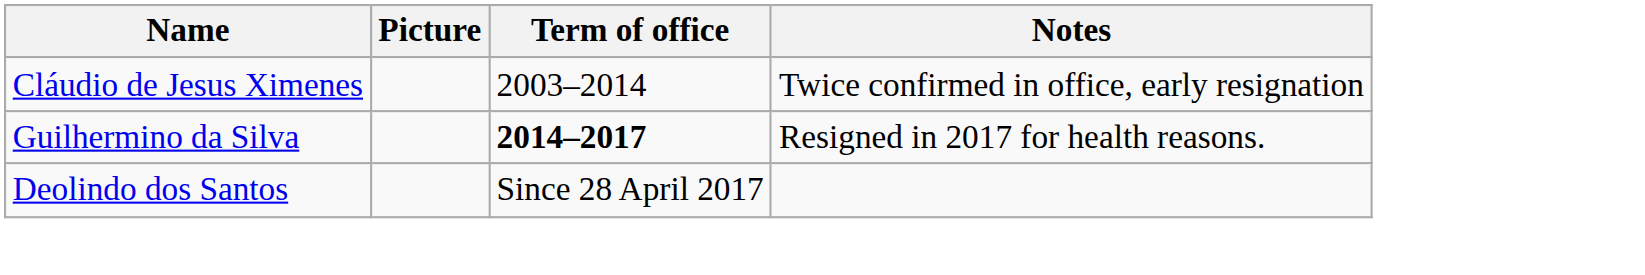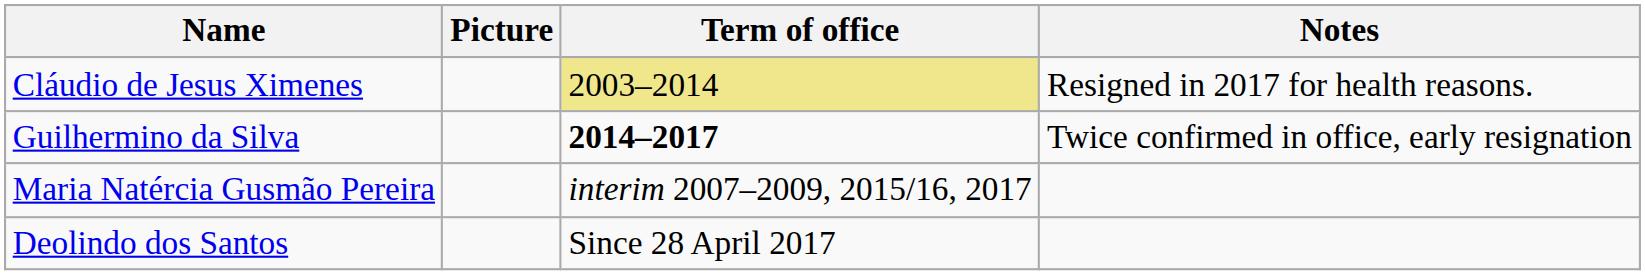(571, 83) no background -> (643, 83) khaki background
(1071, 83) Twice confirmed in office, early resignation -> (1290, 83) Resigned in 2017 for health reasons.
(1022, 136) Resigned in 2017 for health reasons. -> (1339, 136) Twice confirmed in office, early resignation
+ row: (224, 189)
